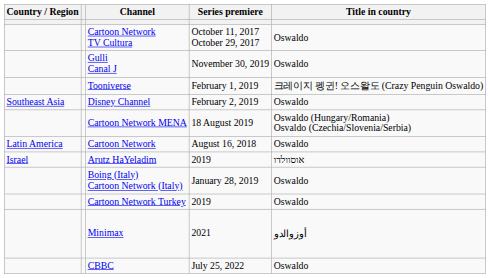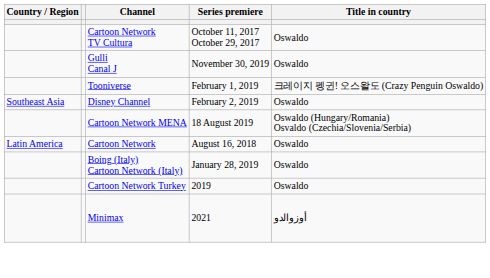- row: (122, 159)
- row: (101, 265)
